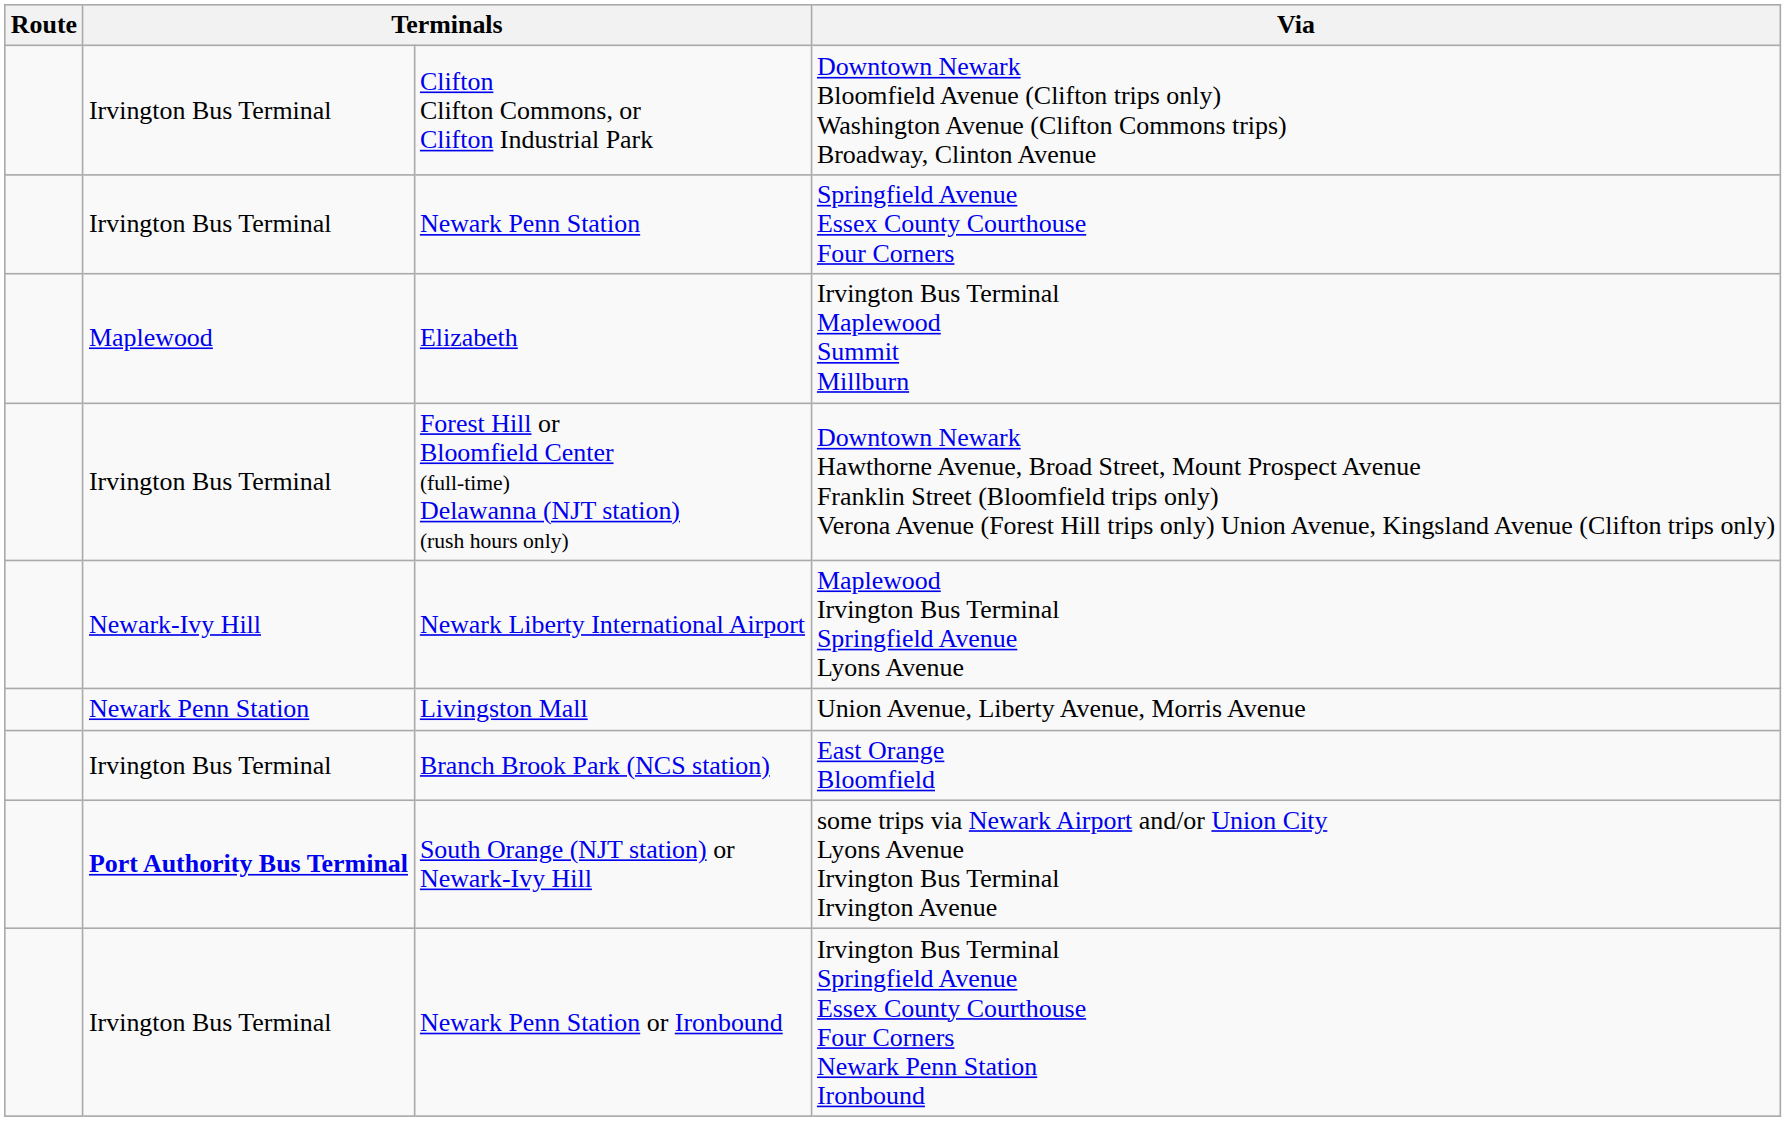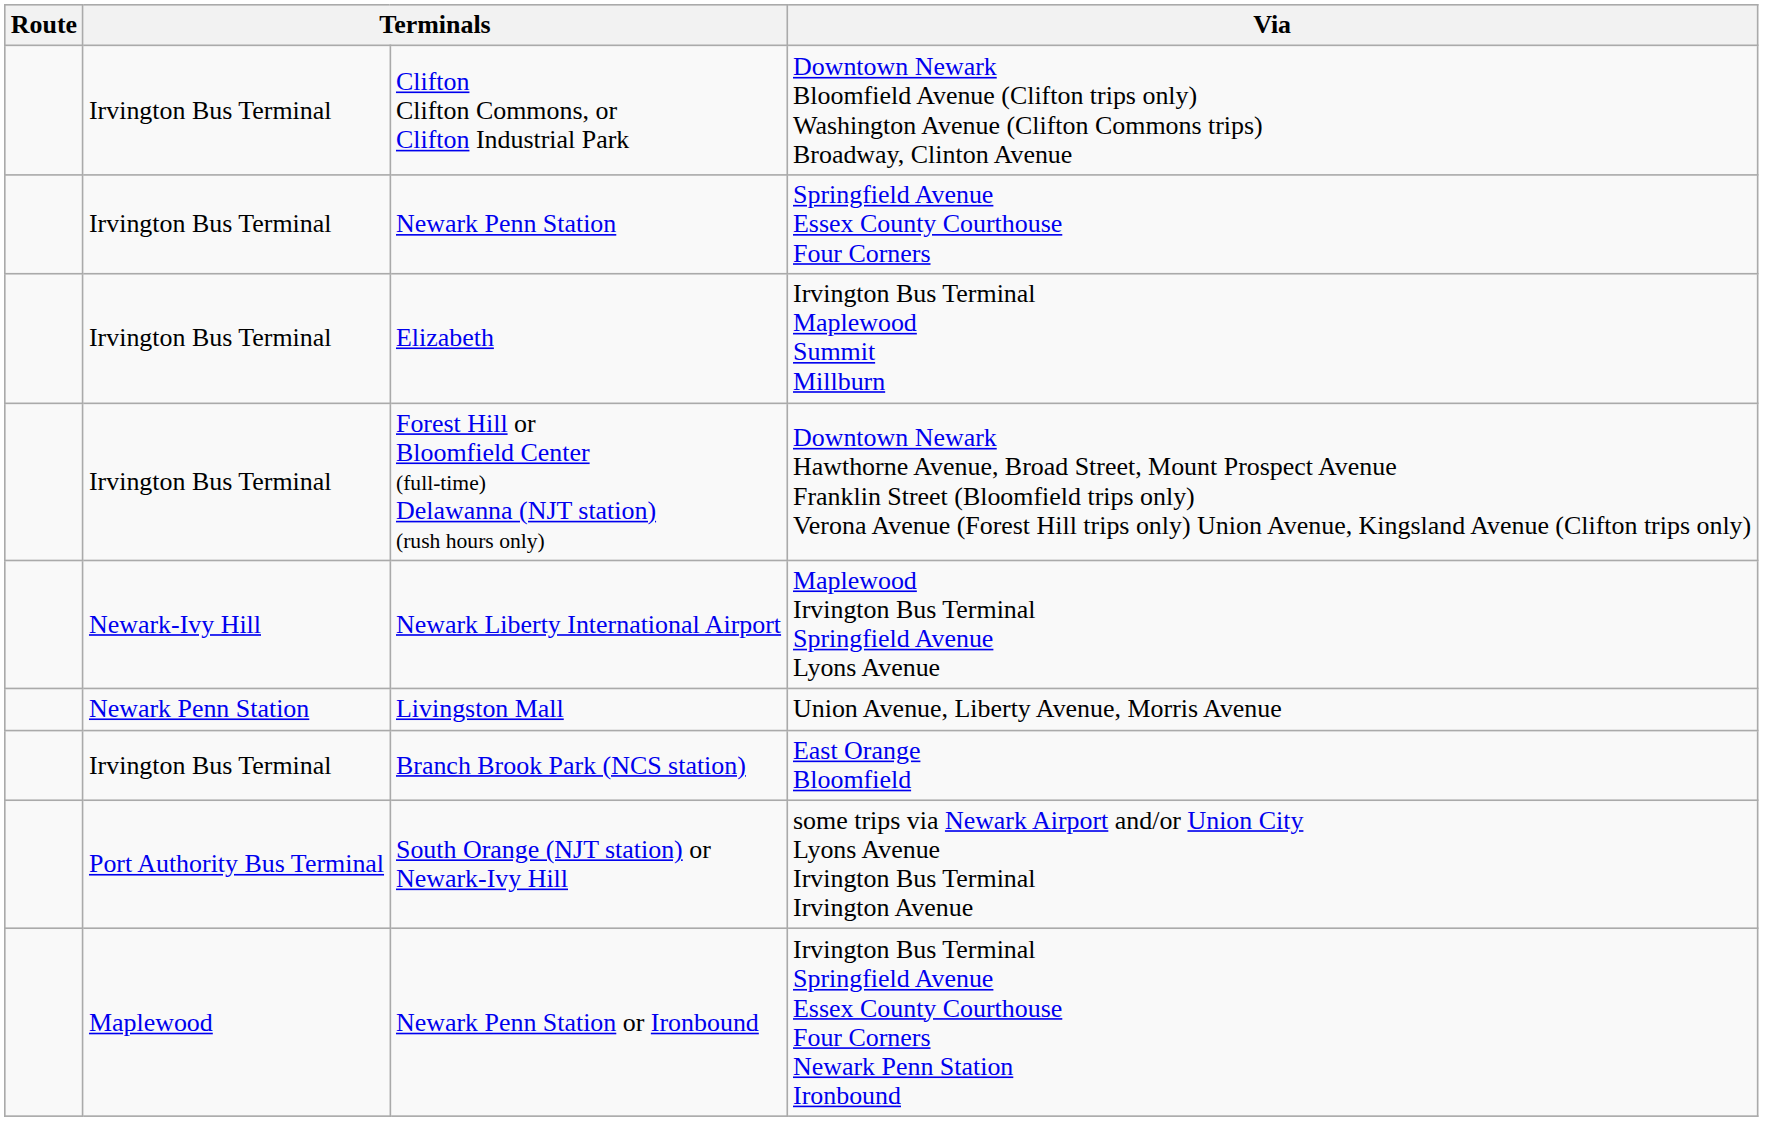(151, 337) Maplewood -> (210, 337) Irvington Bus Terminal
(248, 864) bold -> (237, 864) normal
(210, 1021) Irvington Bus Terminal -> (151, 1021) Maplewood
